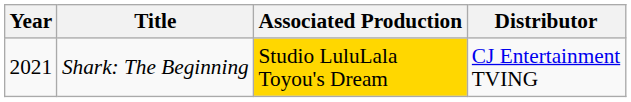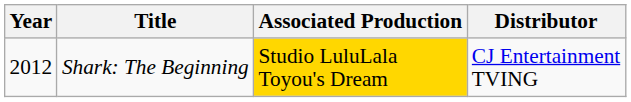(31, 67) 2021 -> (31, 67) 2012
